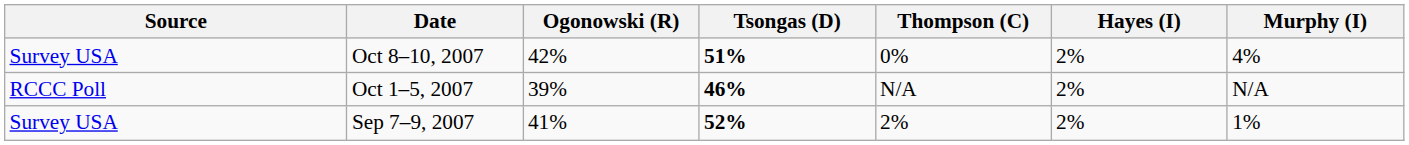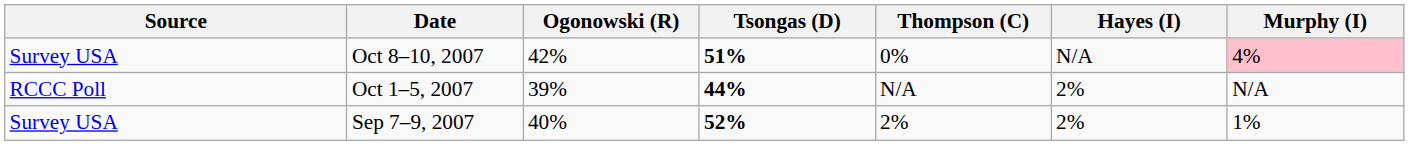(1070, 55) 2% -> (1074, 55) N/A
(1246, 55) no background -> (1246, 55) pink background
(725, 88) 46% -> (725, 88) 44%
(547, 122) 41% -> (547, 122) 40%
